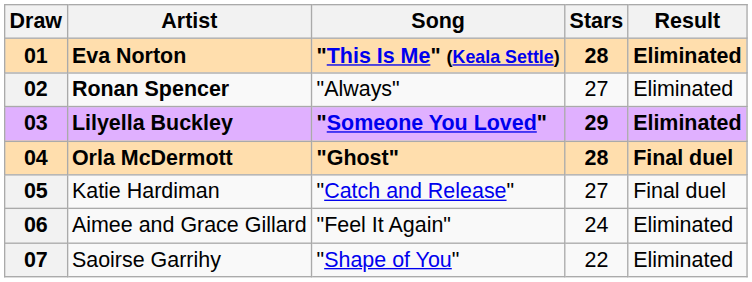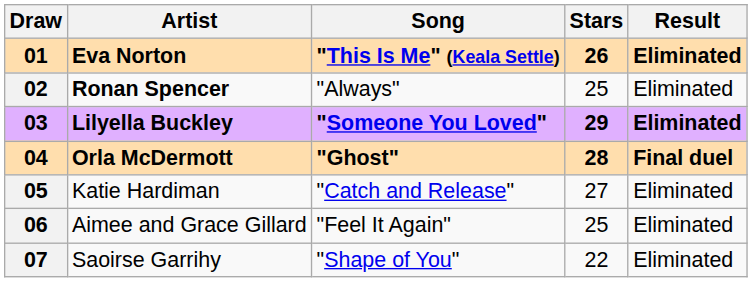(596, 55) 28 -> (596, 55) 26
(596, 89) 27 -> (596, 89) 25
(680, 191) Final duel -> (683, 191) Eliminated
(596, 225) 24 -> (596, 225) 25
